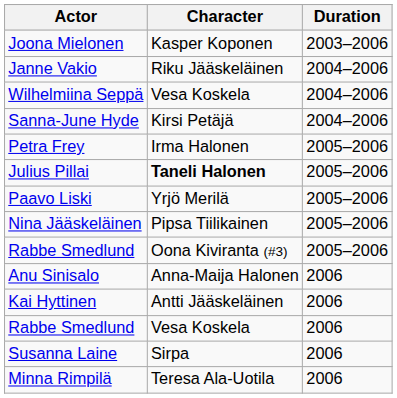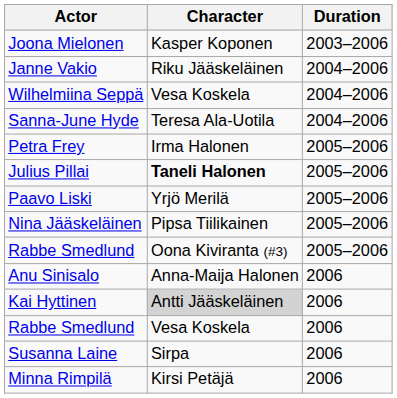(192, 120) Kirsi Petäjä -> (213, 120) Teresa Ala-Uotila
(217, 302) no background -> (217, 302) lightgrey background
(213, 379) Teresa Ala-Uotila -> (192, 379) Kirsi Petäjä
